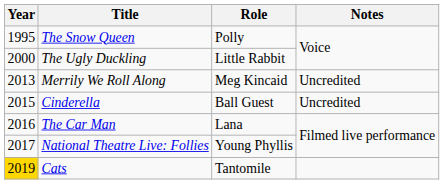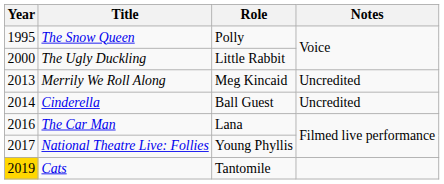(21, 102) 2015 -> (21, 102) 2014
